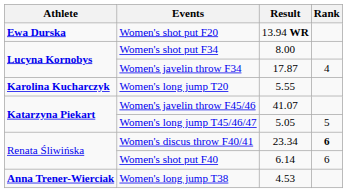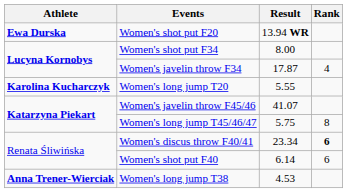(285, 123) 5.05 -> (285, 123) 5.75
(327, 123) 5 -> (327, 123) 8
